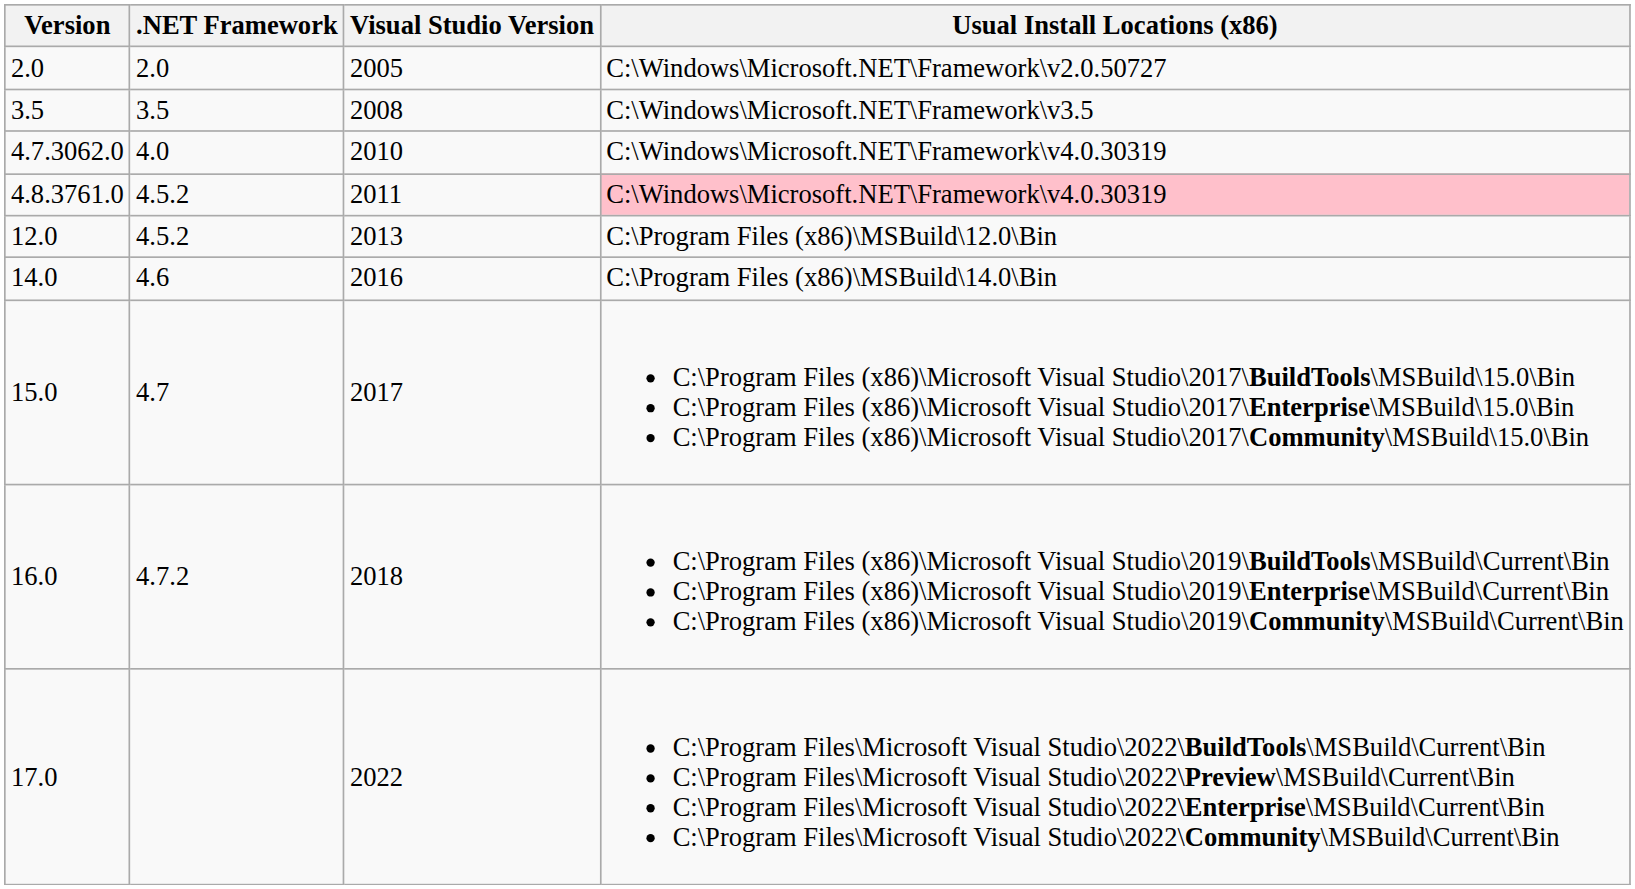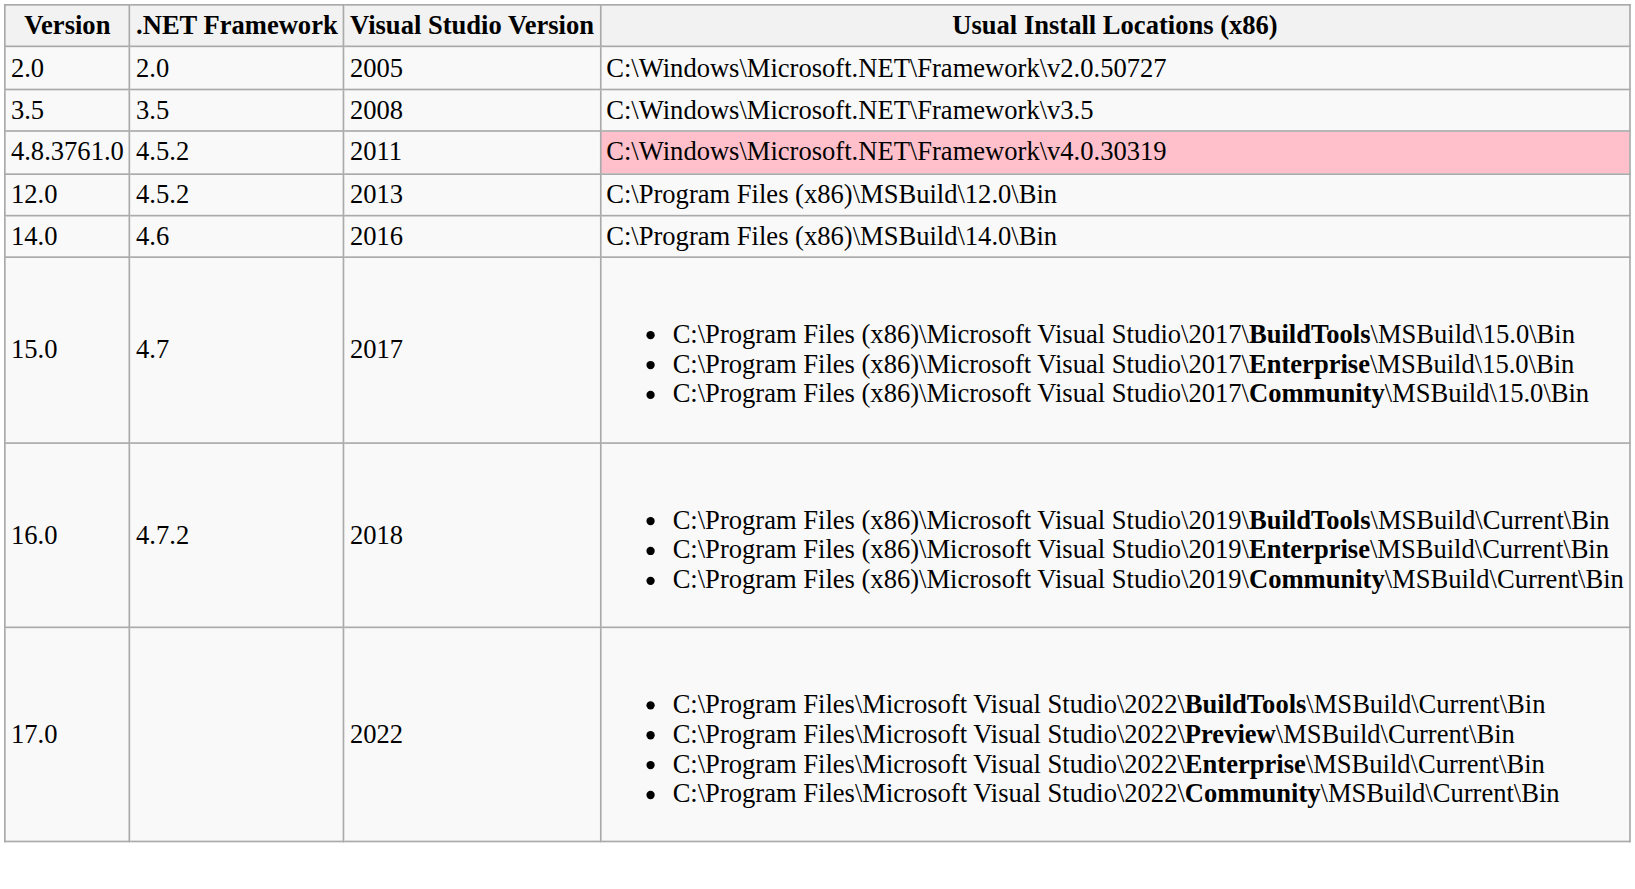- row: (67, 151)
